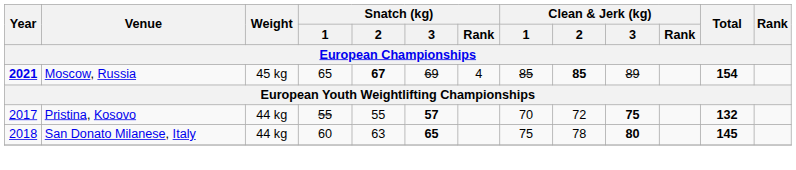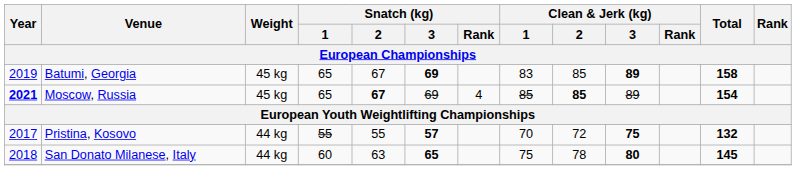+ row: (90, 74)
